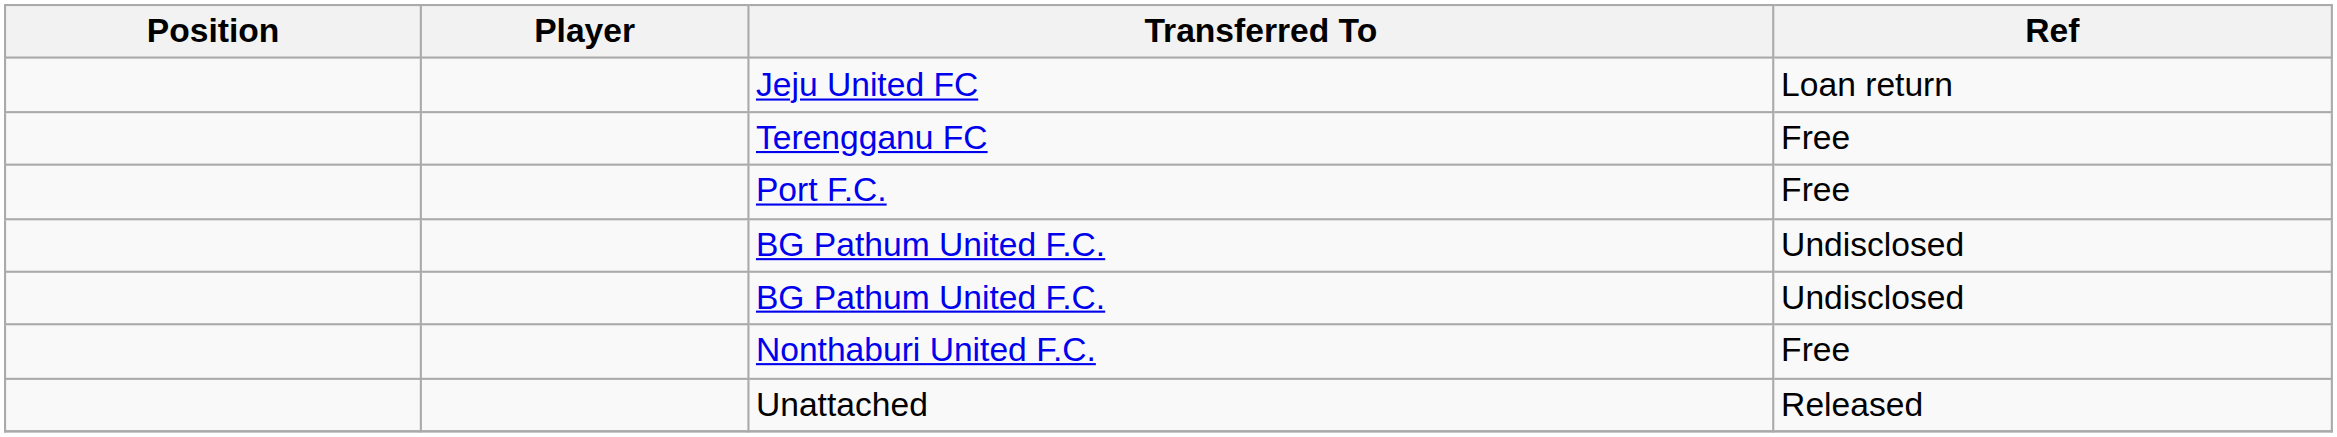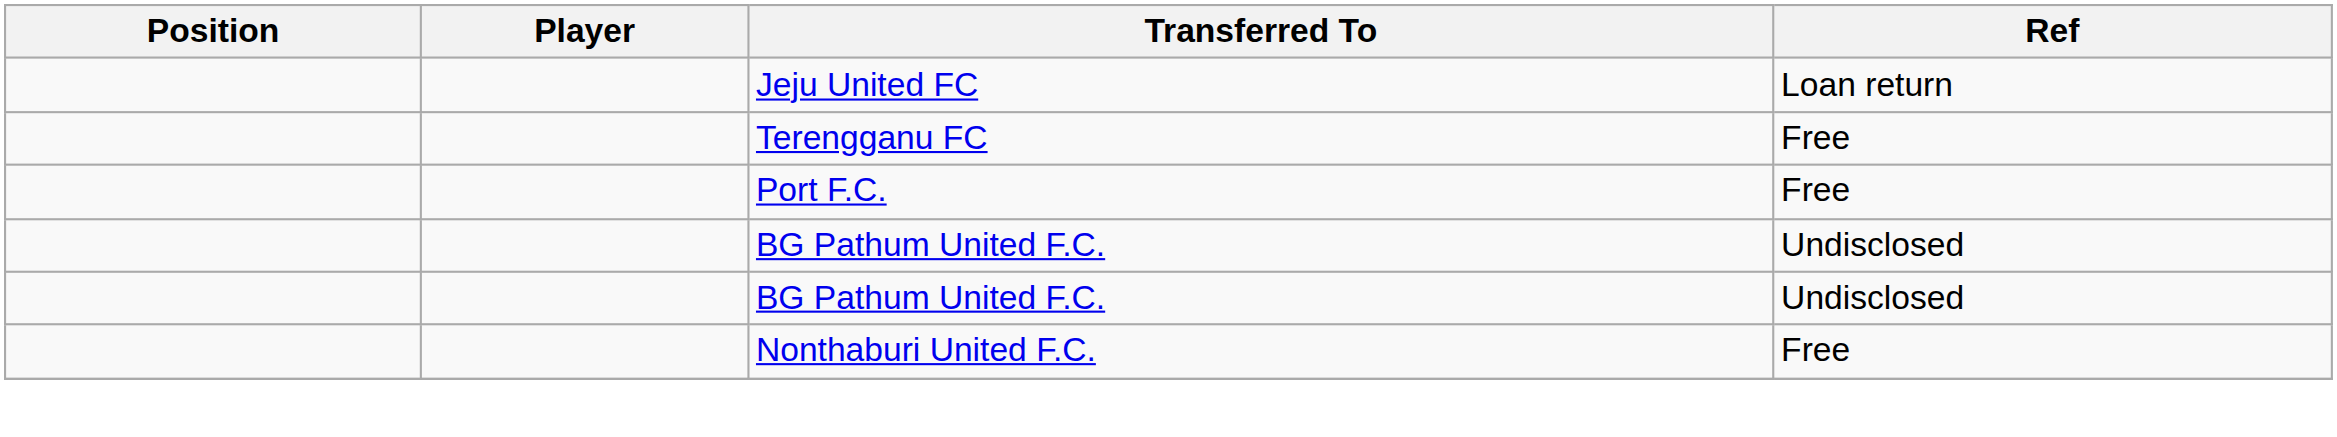- row: (842, 404)
